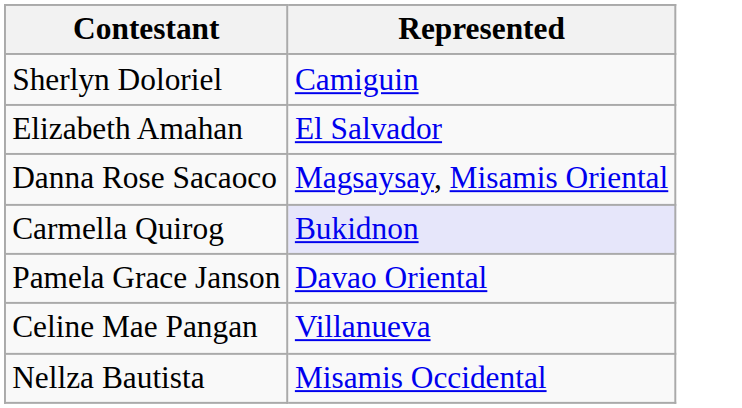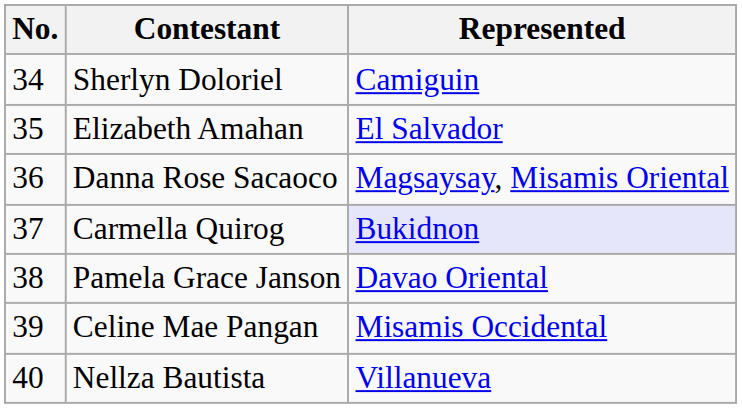+ column: (35, 29)
(363, 327) Villanueva -> (481, 327) Misamis Occidental
(421, 377) Misamis Occidental -> (423, 377) Villanueva
